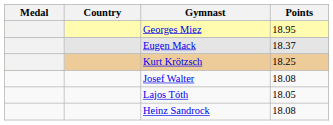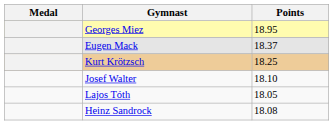- column: (102, 12)
(284, 78) 18.08 -> (266, 78) 18.10
